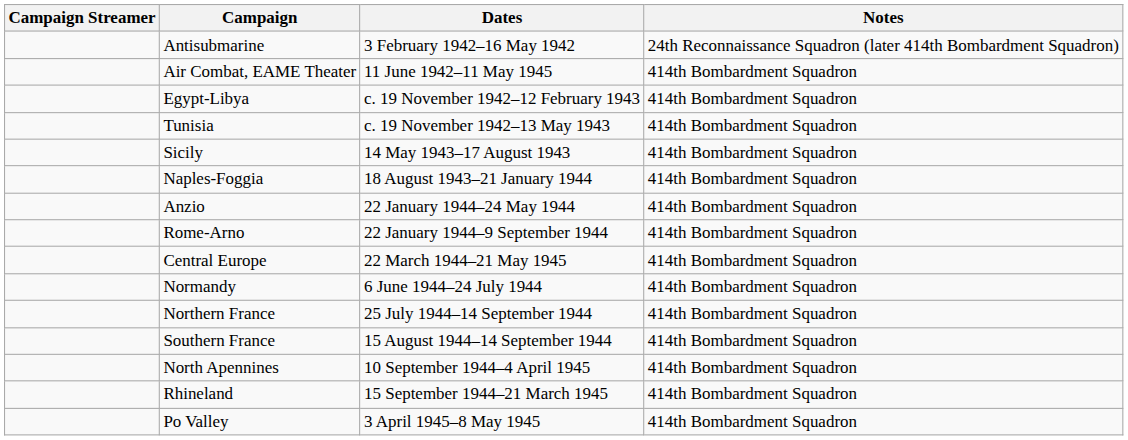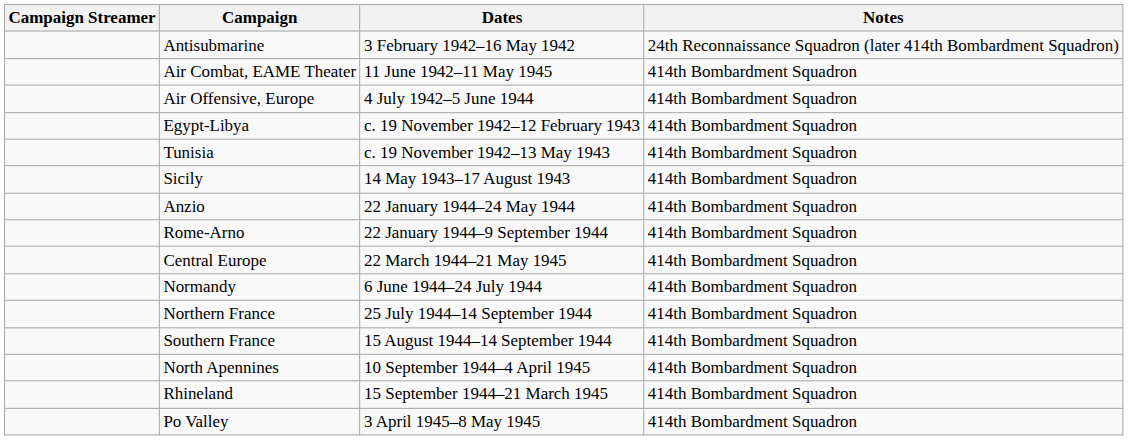+ row: (239, 98)
- row: (213, 179)
